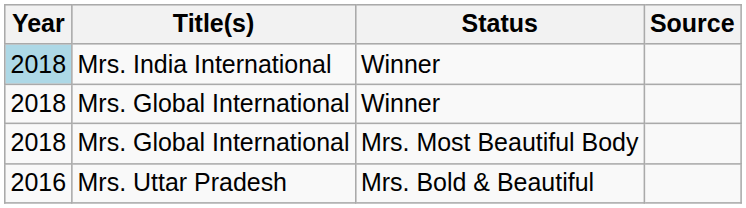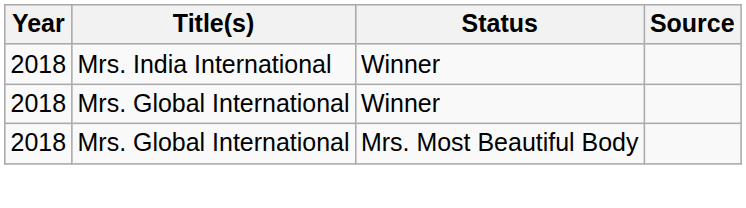(38, 63) lightblue background -> (38, 63) no background
- row: (182, 182)
